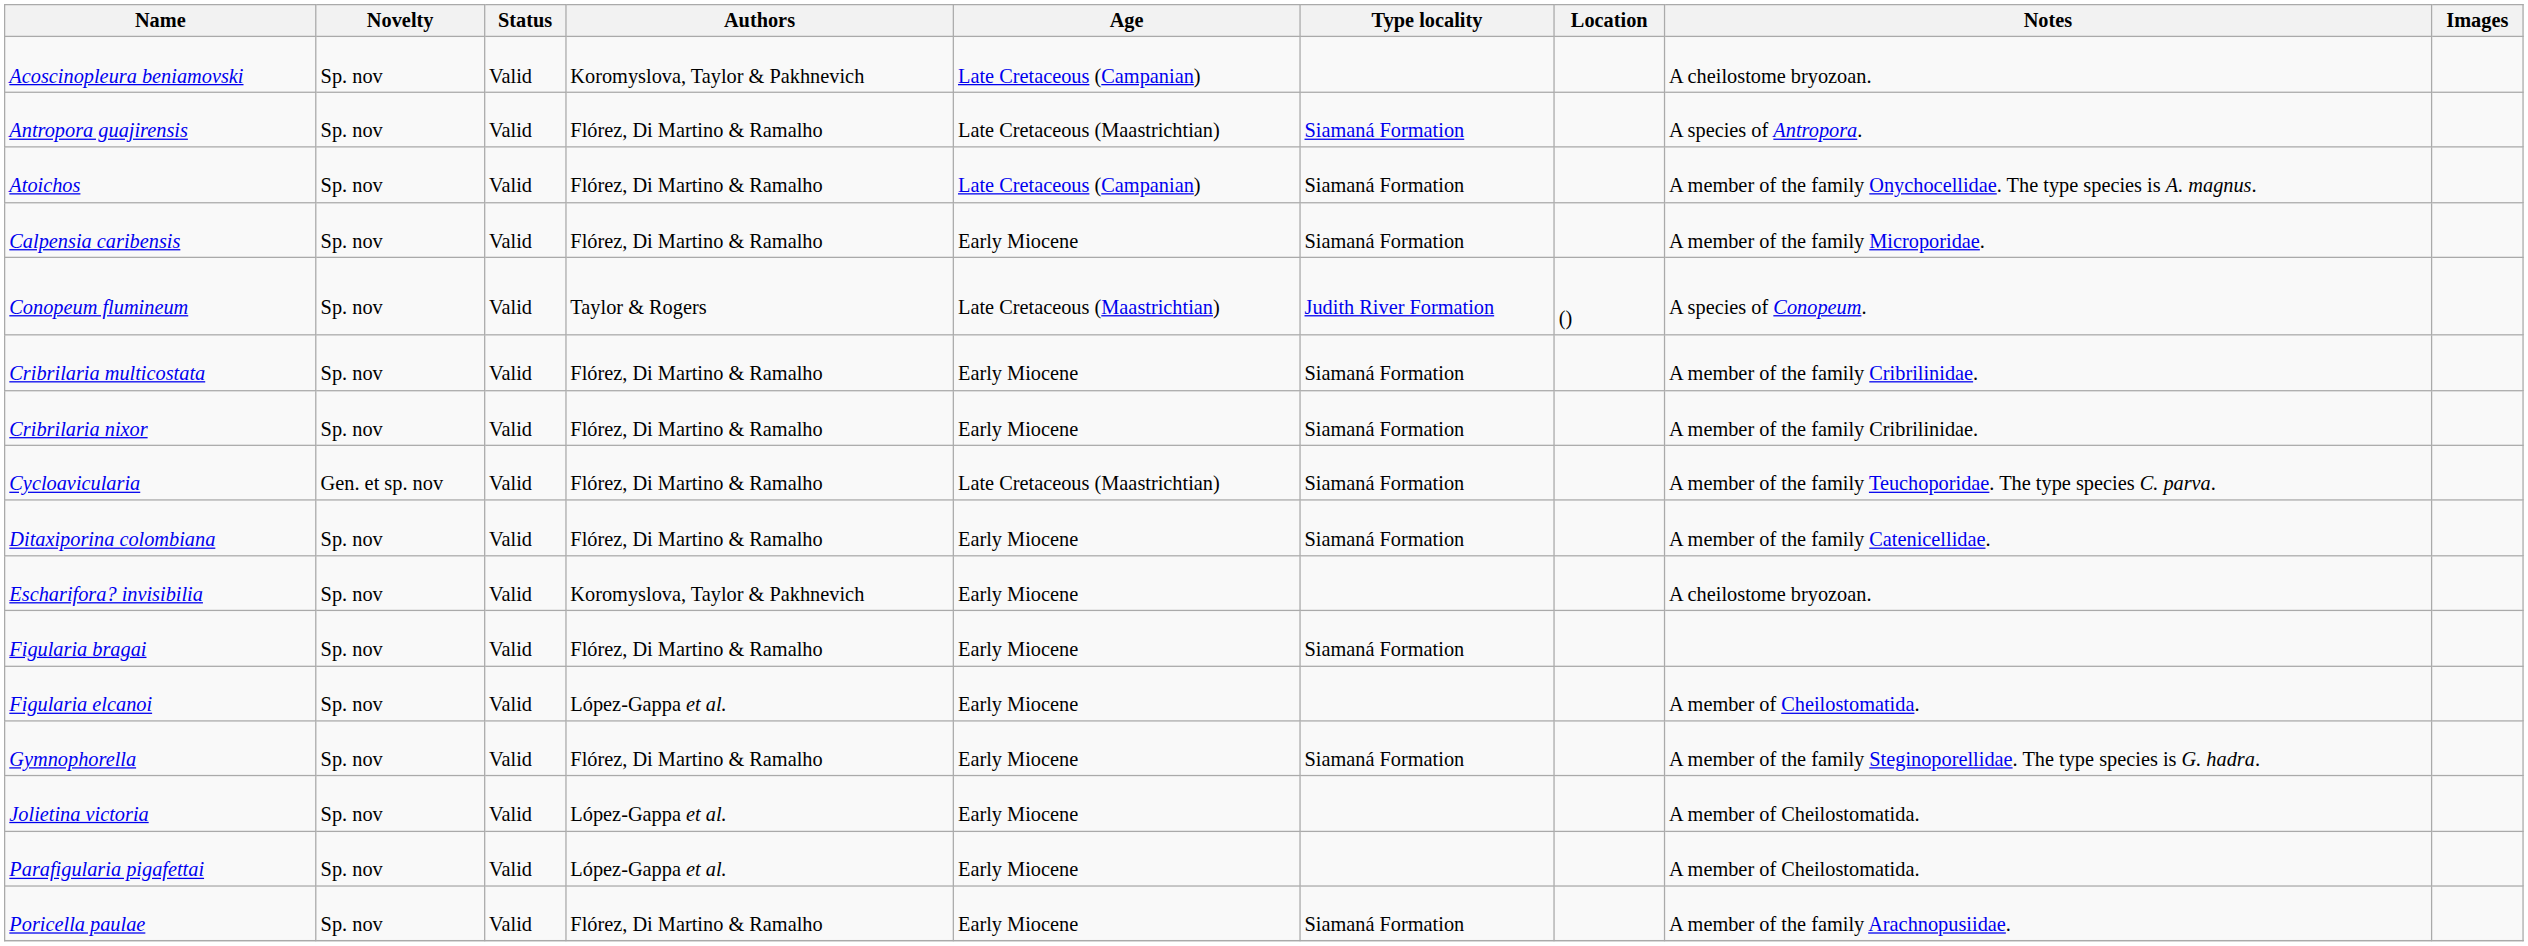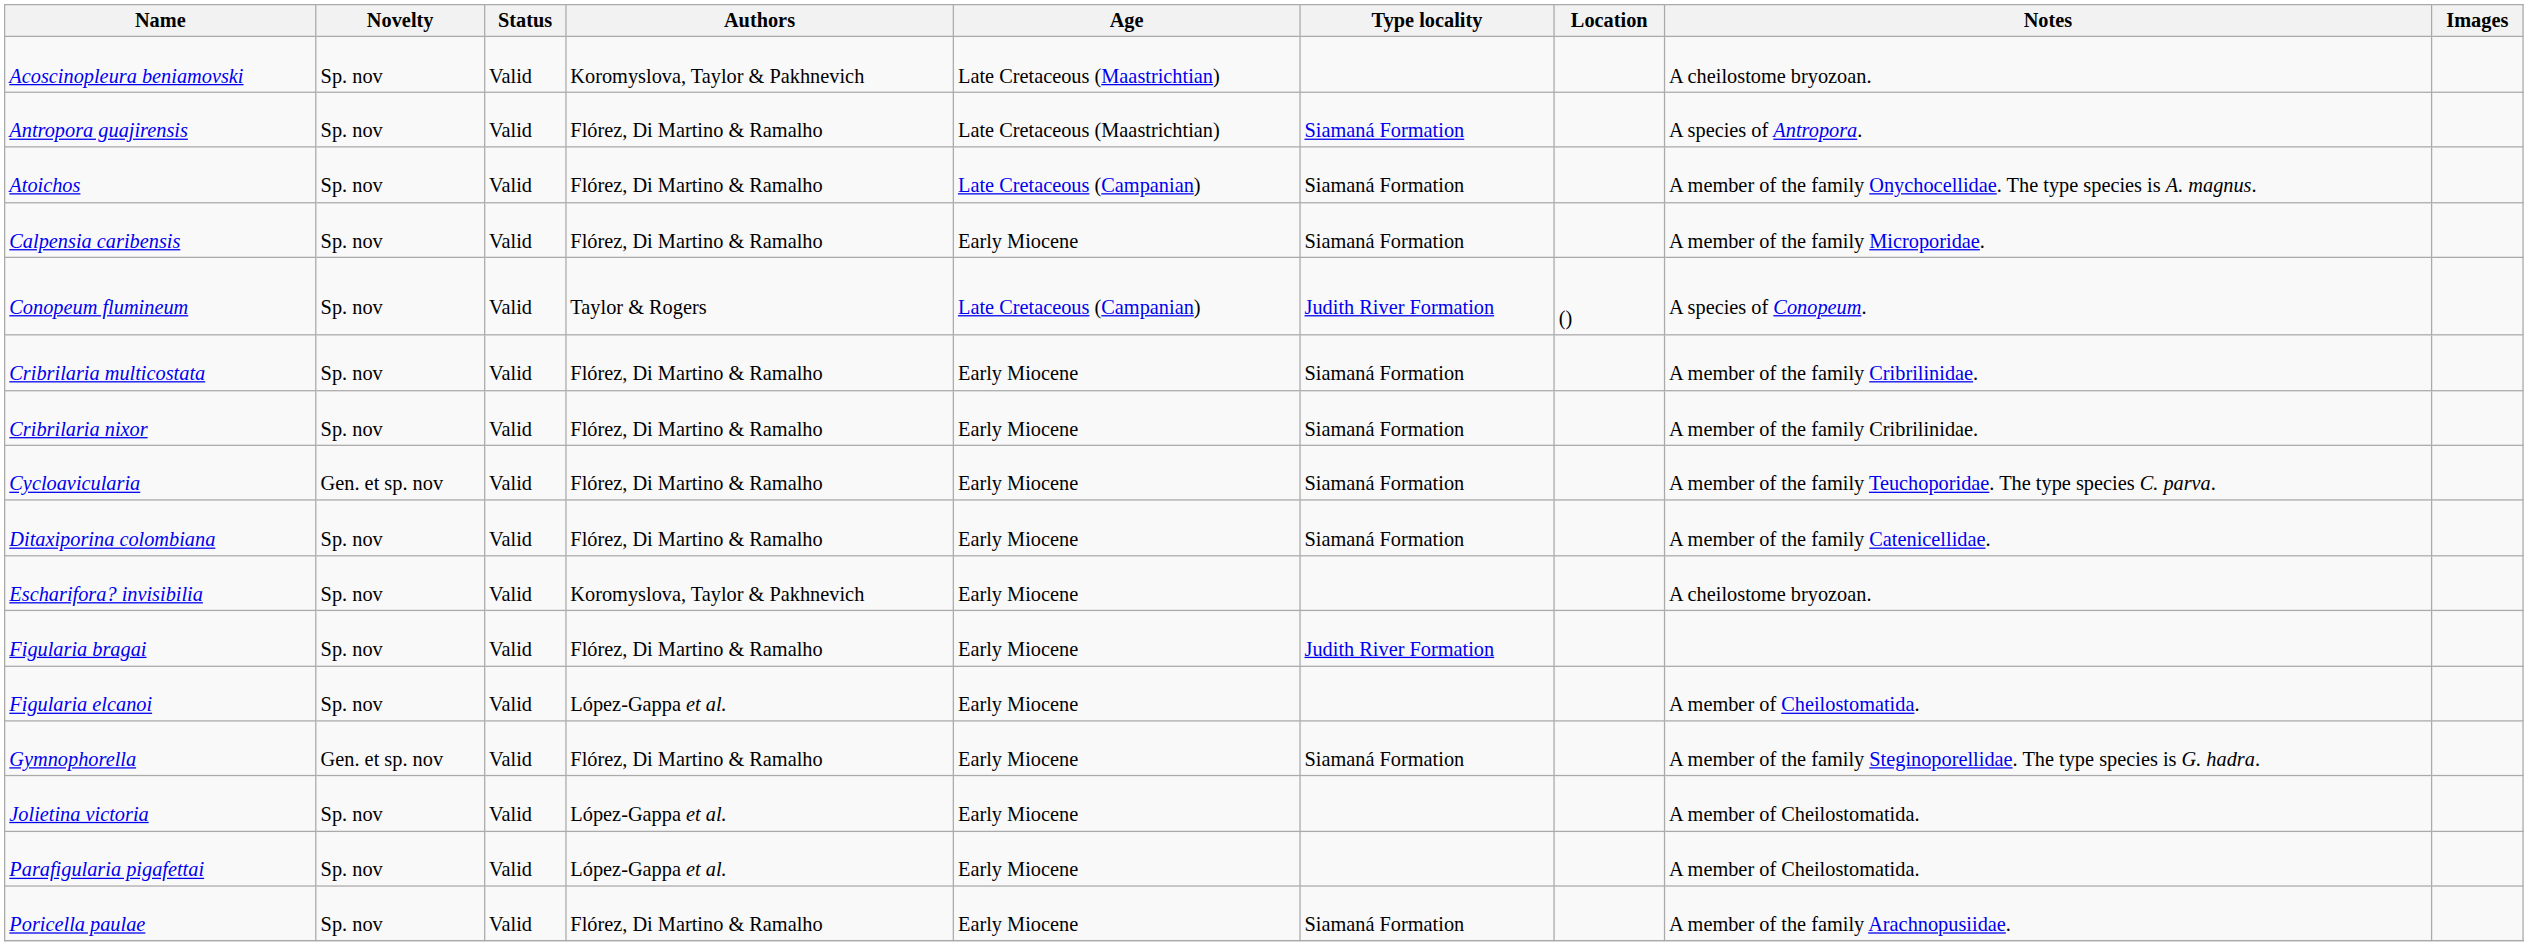(1079, 75) Late Cretaceous (Campanian) -> (1089, 75) Late Cretaceous (Maastrichtian)
(1089, 307) Late Cretaceous (Maastrichtian) -> (1079, 307) Late Cretaceous (Campanian)
(1089, 484) Late Cretaceous (Maastrichtian) -> (1018, 484) Early Miocene
(1384, 649) Siamaná Formation -> (1399, 649) Judith River Formation
(352, 759) Sp. nov -> (382, 759) Gen. et sp. nov
